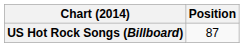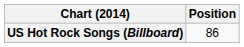(212, 33) 87 -> (212, 33) 86
